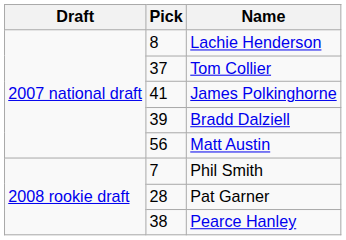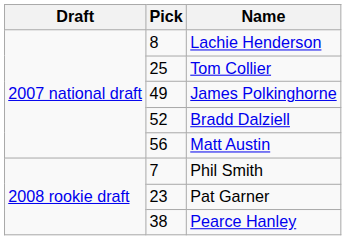(159, 68) 37 -> (159, 68) 25
(159, 94) 41 -> (159, 94) 49
(159, 119) 39 -> (159, 119) 52
(159, 196) 28 -> (159, 196) 23
